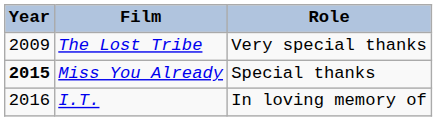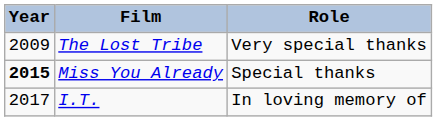(29, 102) 2016 -> (29, 102) 2017
